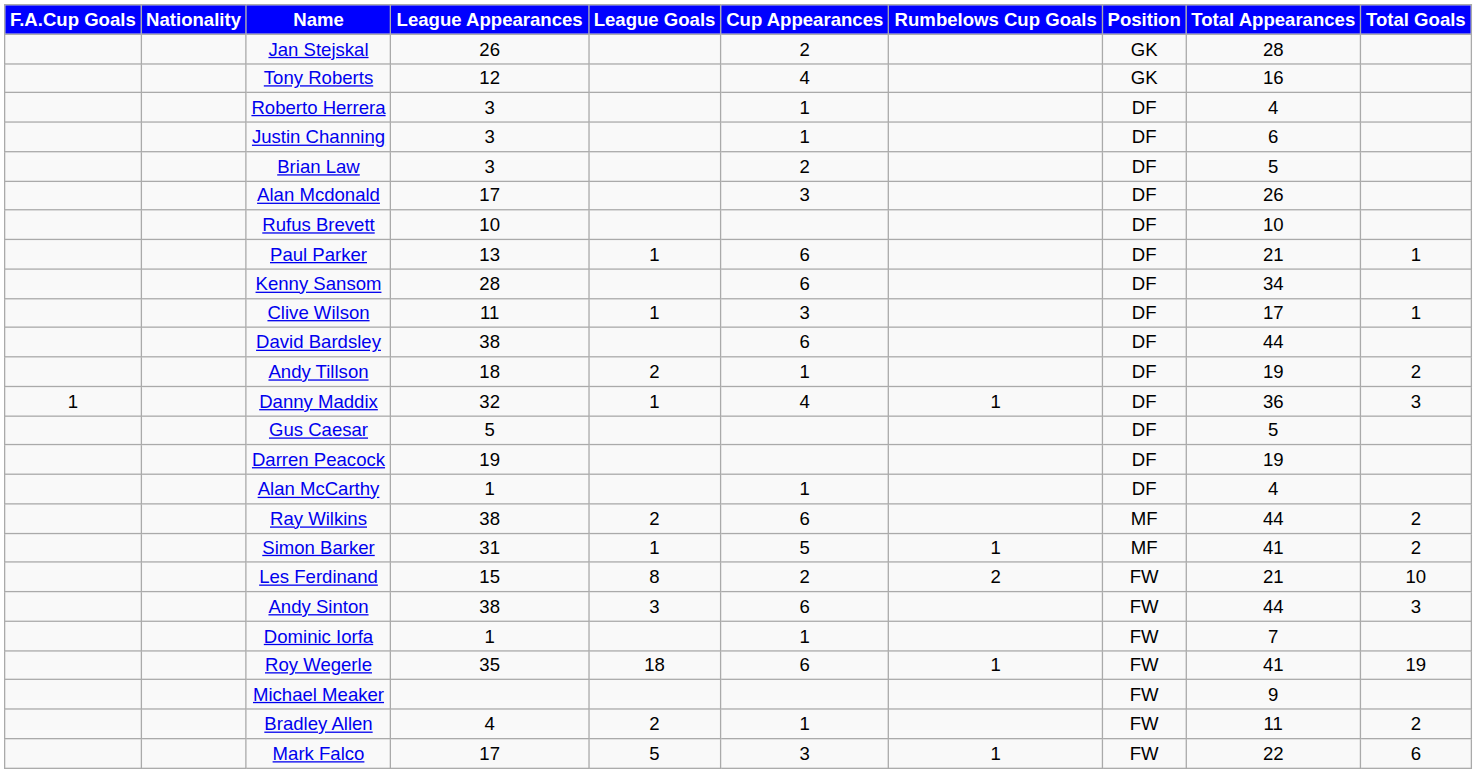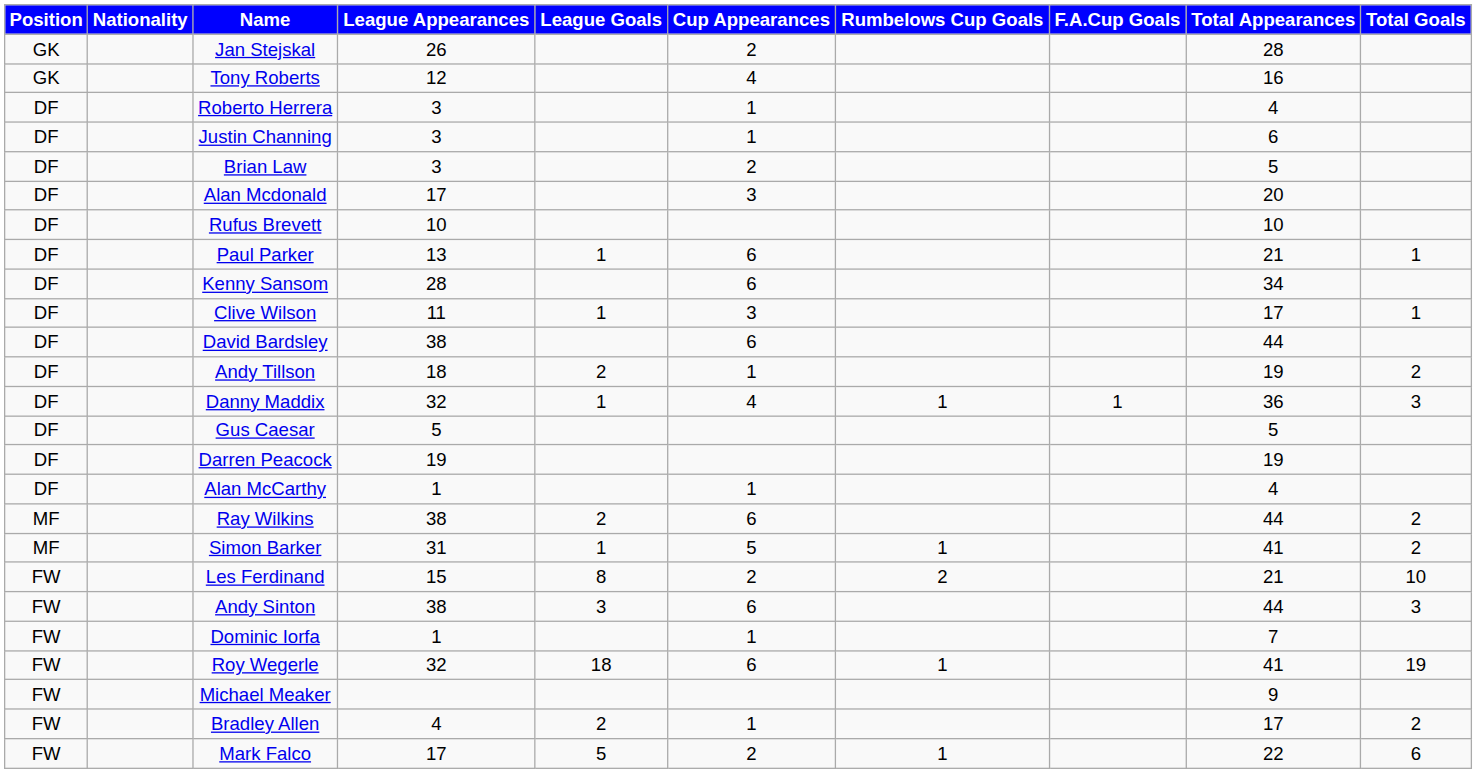columns swapped: (1144, 20) <-> (73, 20)
(1273, 196) 26 -> (1273, 196) 20
(490, 665) 35 -> (436, 665) 32
(1273, 724) 11 -> (1273, 724) 17
(805, 753) 3 -> (751, 753) 2
